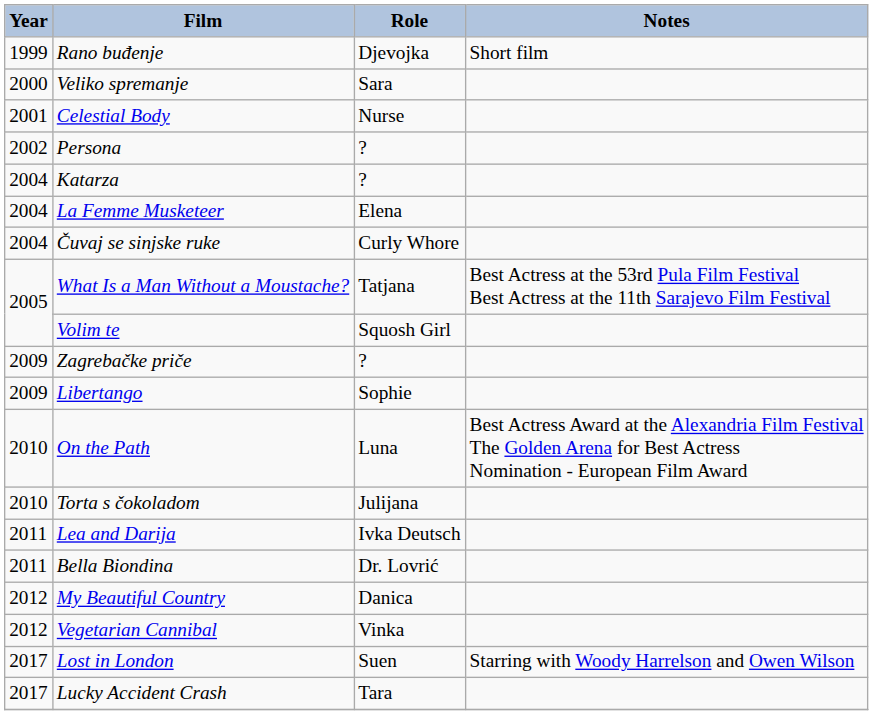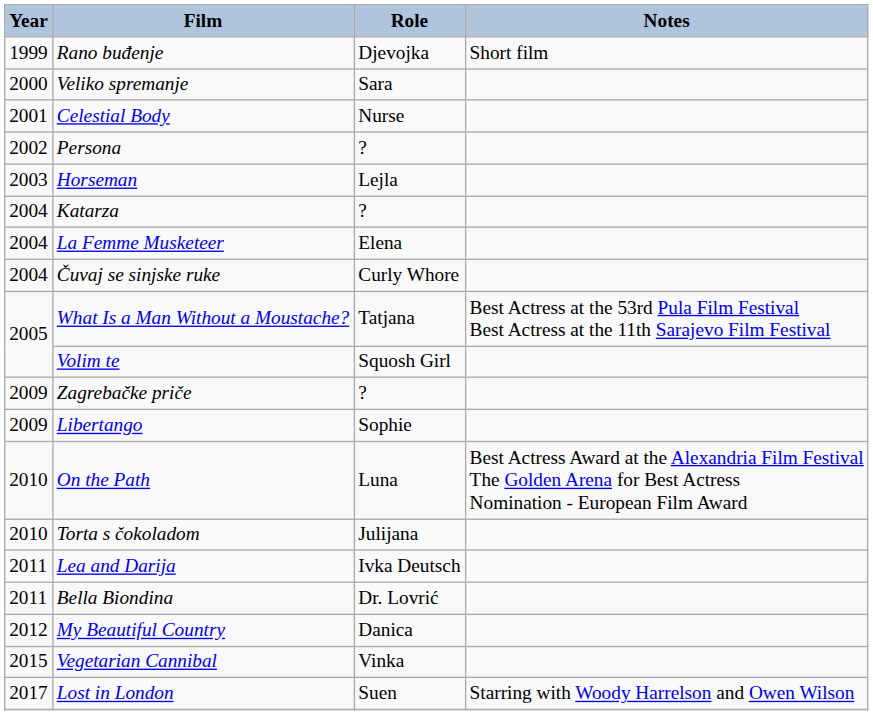+ row: (97, 179)
(28, 630) 2012 -> (28, 661) 2015
- row: (142, 693)
